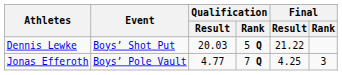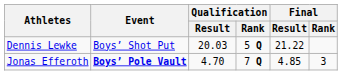(140, 61) normal -> (140, 61) bold
(213, 61) 4.77 -> (213, 61) 4.70
(290, 61) 4.25 -> (290, 61) 4.85
